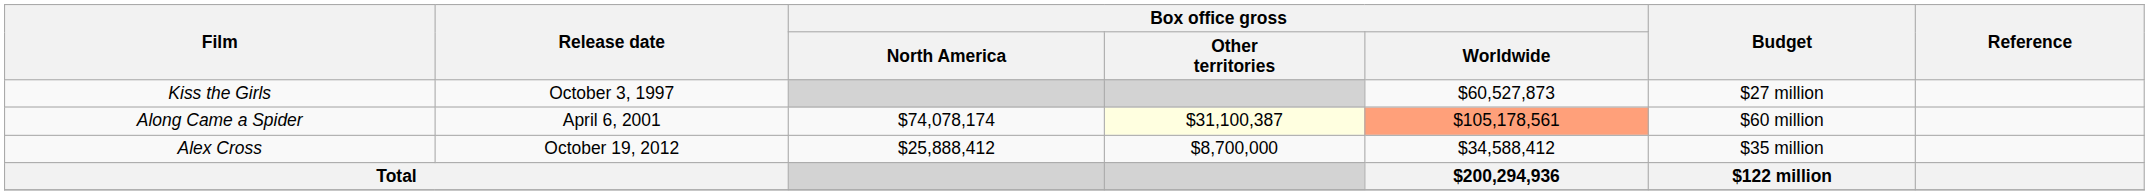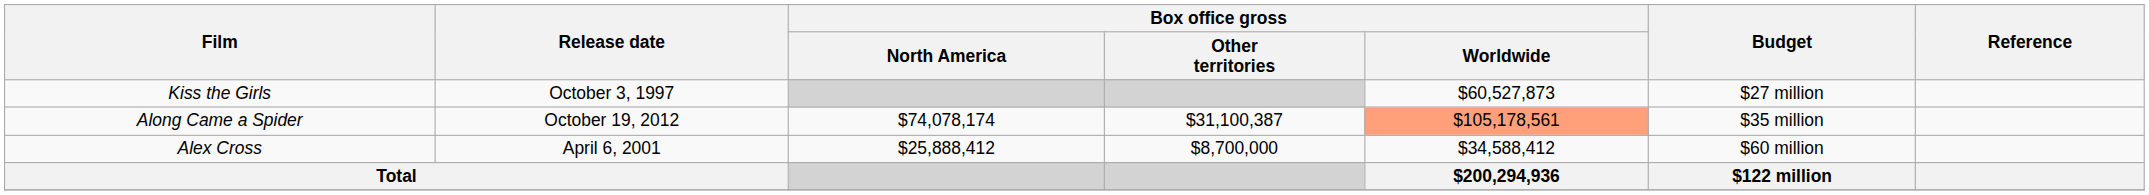(612, 120) April 6, 2001 -> (612, 120) October 19, 2012
(1234, 120) lightyellow background -> (1234, 120) no background
(1782, 120) $60 million -> (1782, 120) $35 million
(612, 148) October 19, 2012 -> (612, 148) April 6, 2001
(1782, 148) $35 million -> (1782, 148) $60 million
